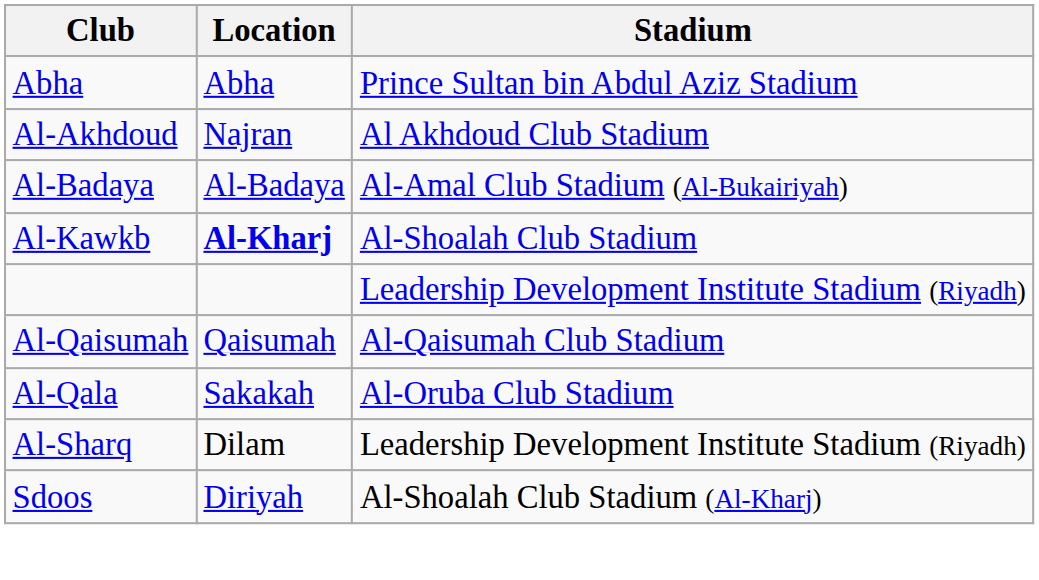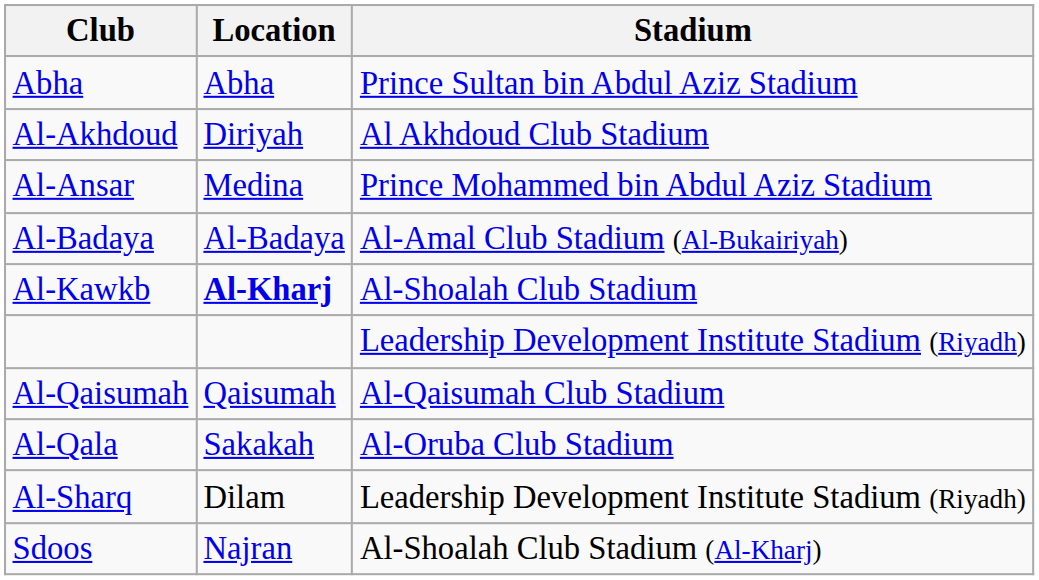(248, 133) Najran -> (253, 133) Diriyah
+ row: (73, 185)
(253, 496) Diriyah -> (248, 548) Najran
